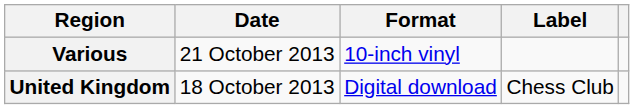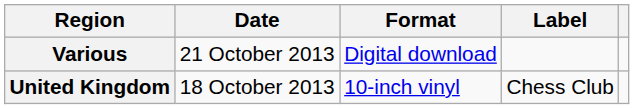(402, 53) 10-inch vinyl -> (421, 53) Digital download
(421, 86) Digital download -> (402, 86) 10-inch vinyl
